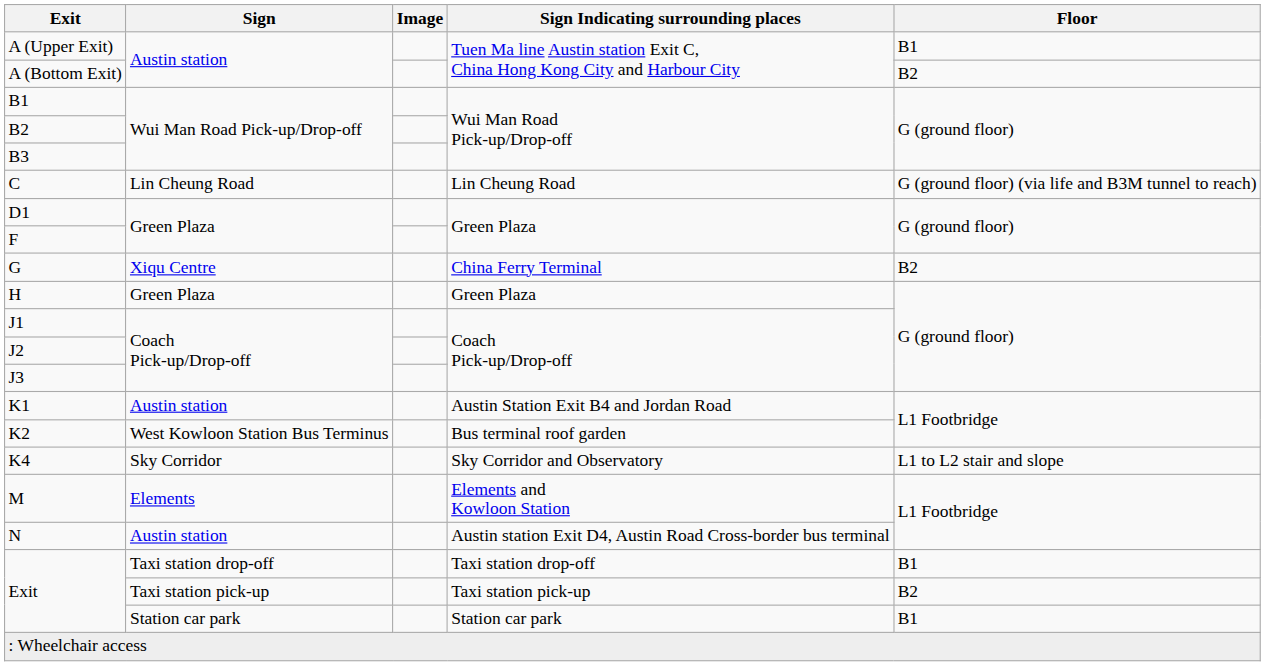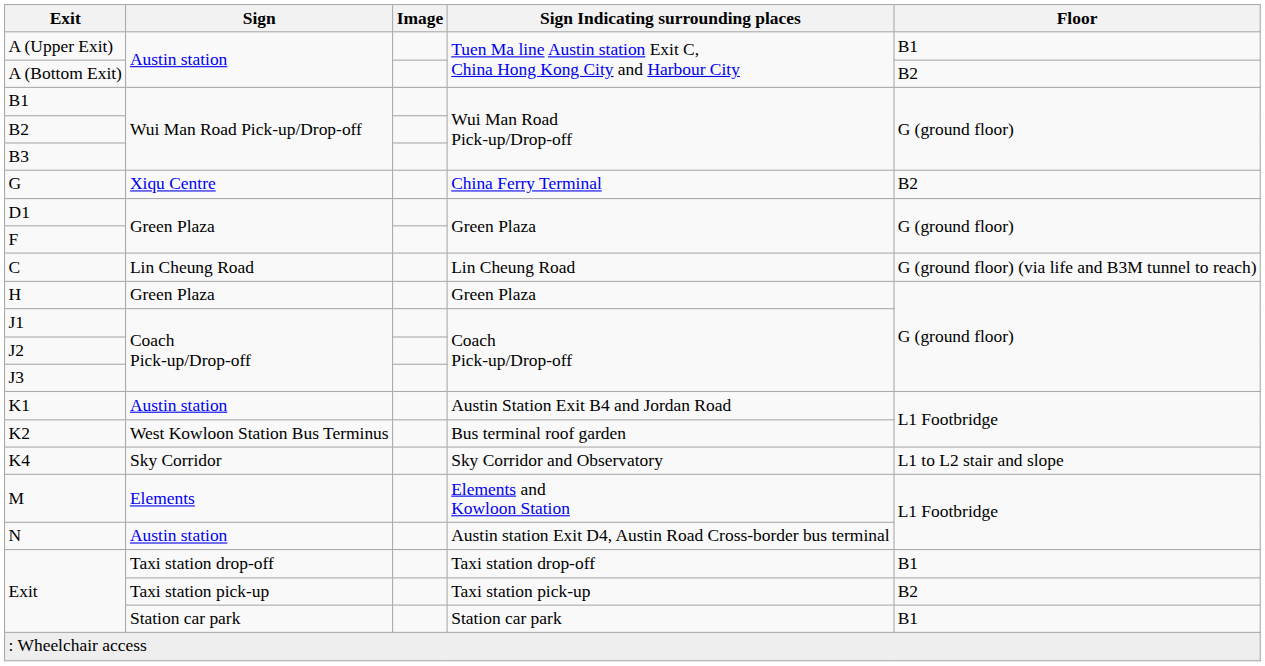rows swapped: (14, 184) <-> (15, 267)
